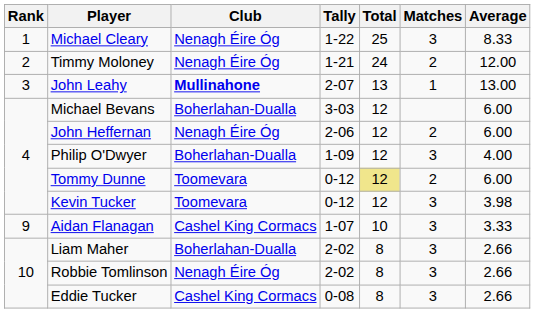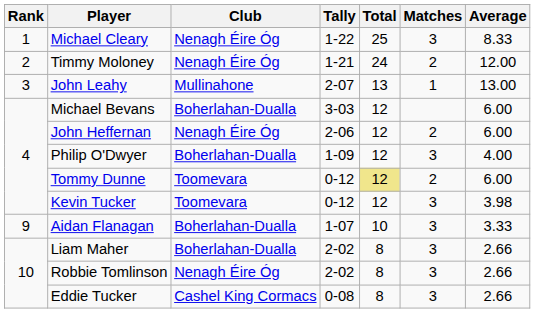(217, 86) bold -> (214, 86) normal
(245, 226) Cashel King Cormacs -> (235, 226) Boherlahan-Dualla
